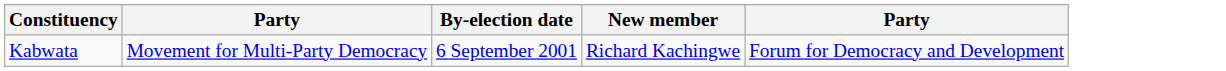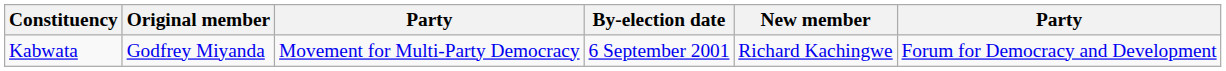+ column: (198, 19)
